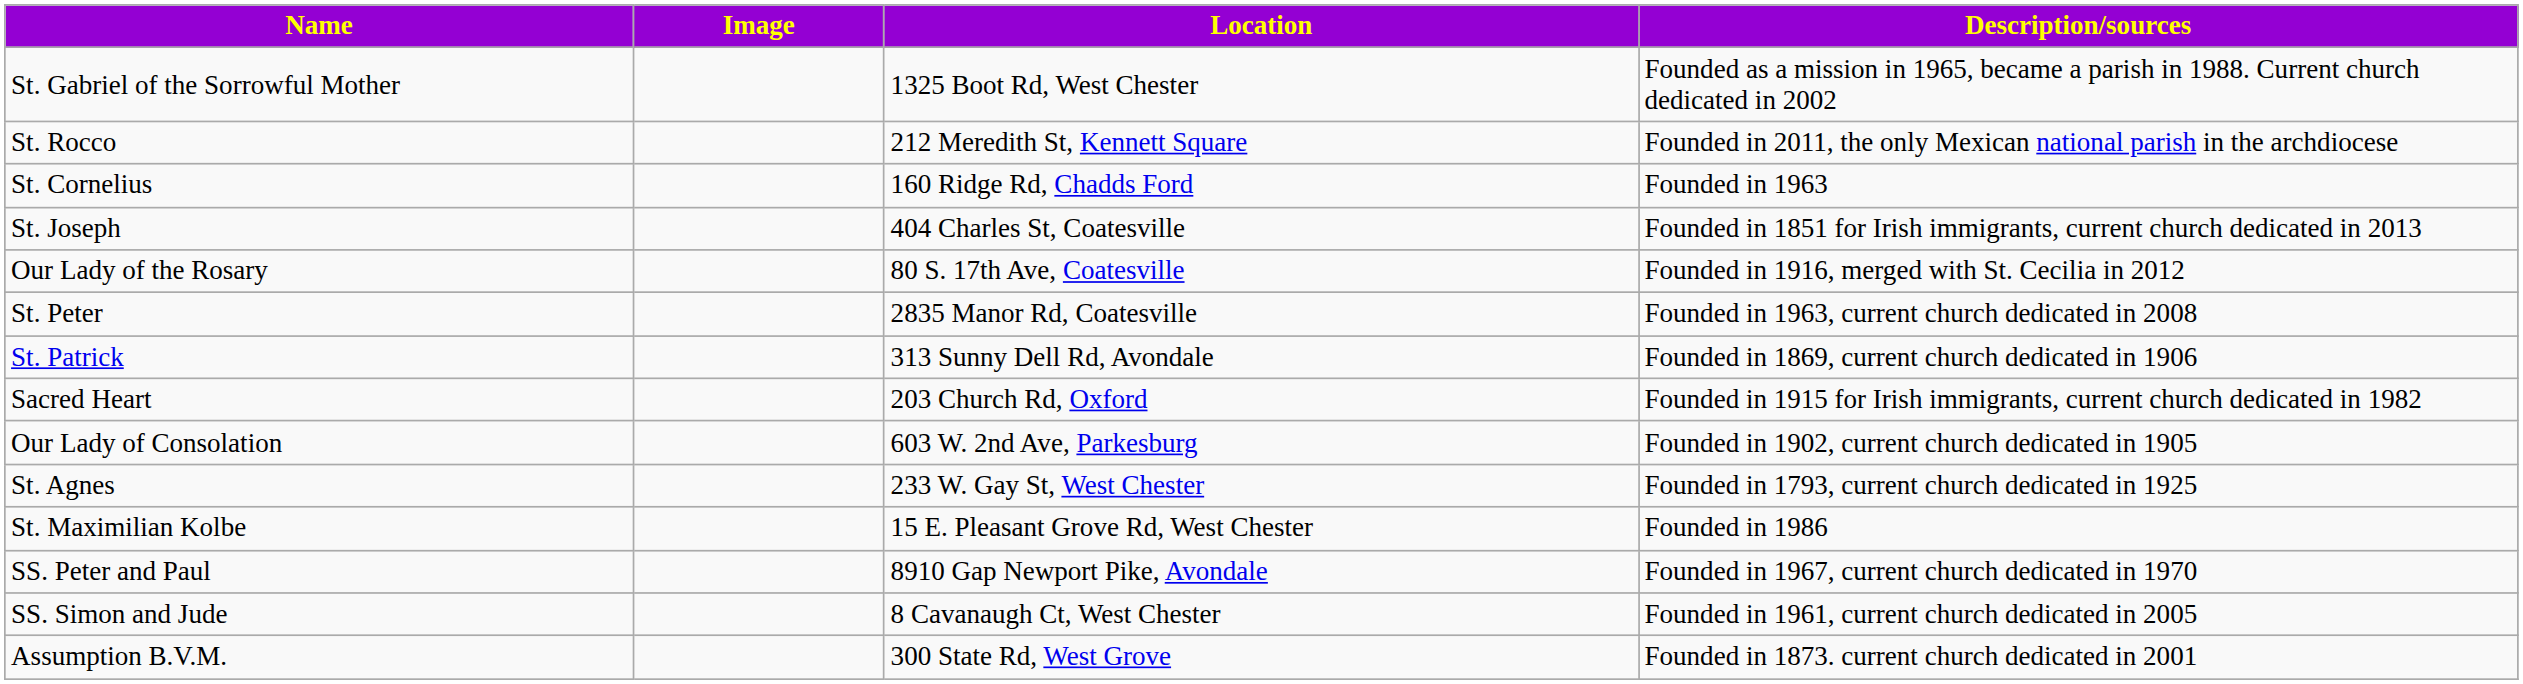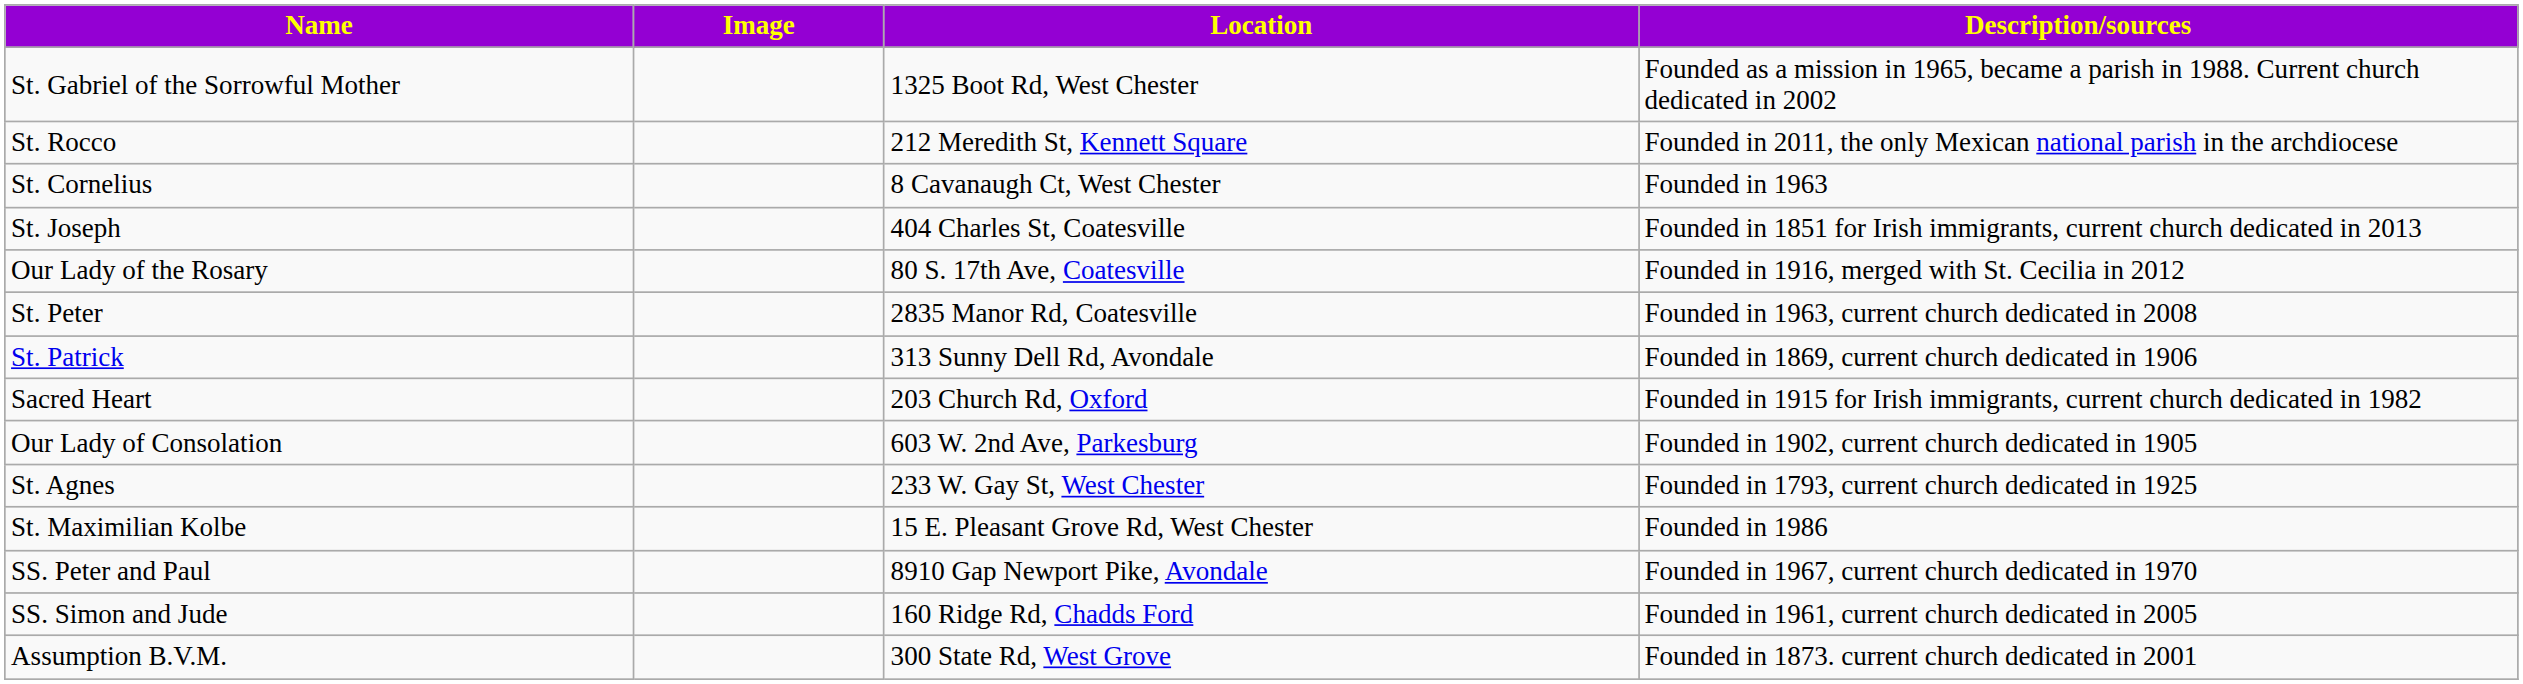(1042, 185) 160 Ridge Rd, Chadds Ford -> (1056, 185) 8 Cavanaugh Ct, West Chester
(1056, 613) 8 Cavanaugh Ct, West Chester -> (1042, 613) 160 Ridge Rd, Chadds Ford
